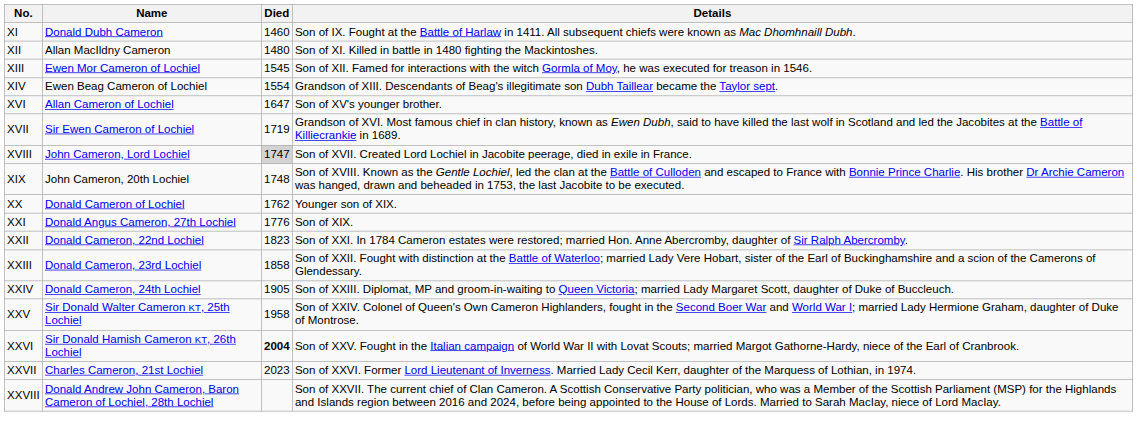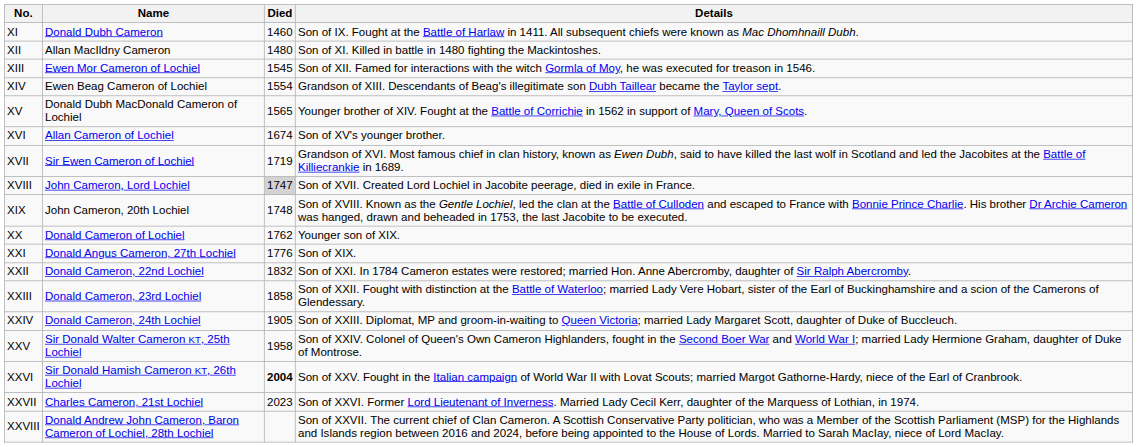+ row: (15, 111)
(277, 104) 1647 -> (280, 136) 1674
(277, 240) 1823 -> (280, 271) 1832
